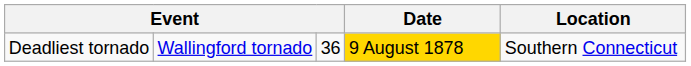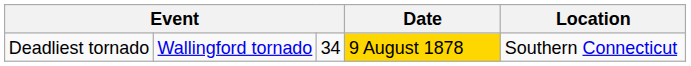(331, 47) 36 -> (331, 47) 34
